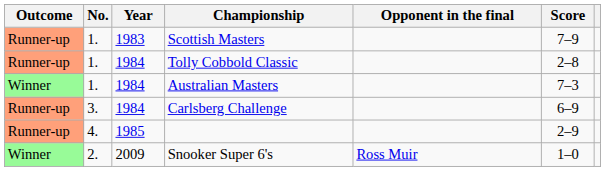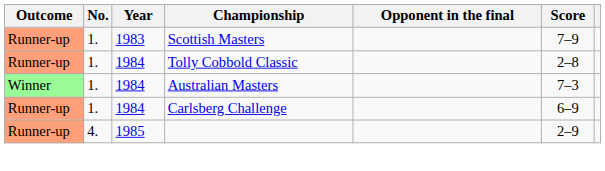(93, 108) 3. -> (93, 108) 1.
- row: (220, 154)
